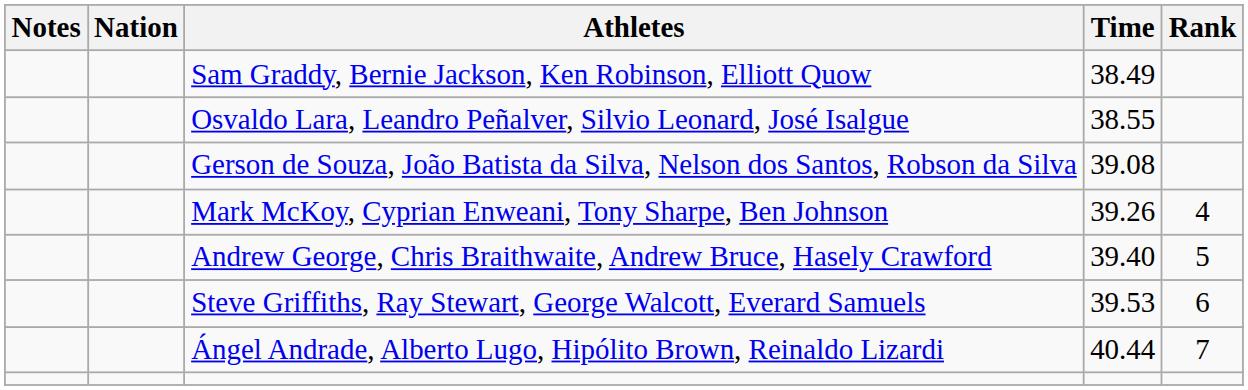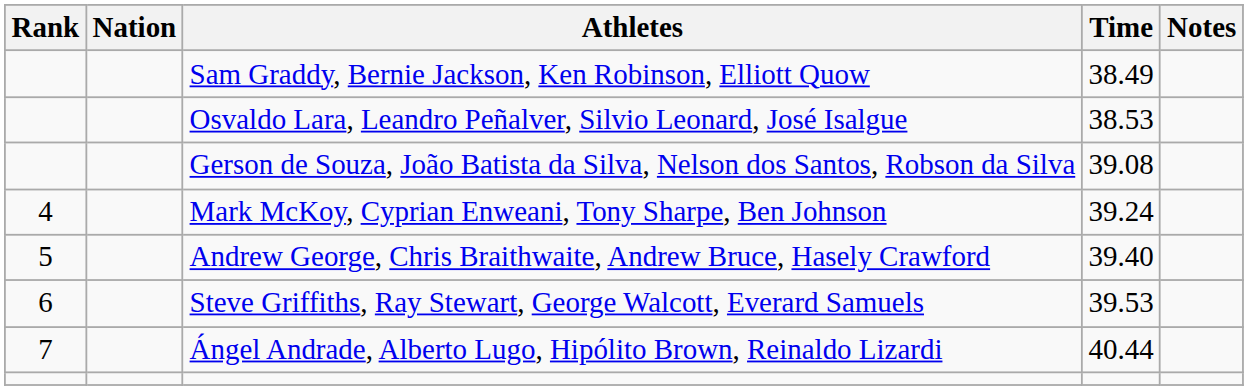columns swapped: (1202, 27) <-> (46, 27)
(1123, 119) 38.55 -> (1121, 119) 38.53
(1123, 211) 39.26 -> (1121, 211) 39.24
